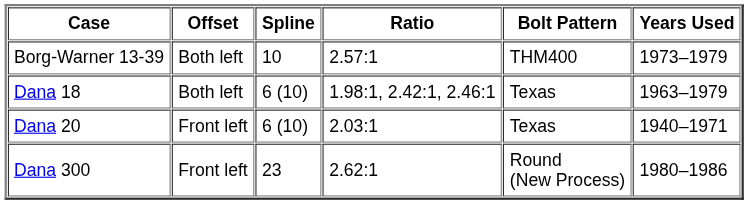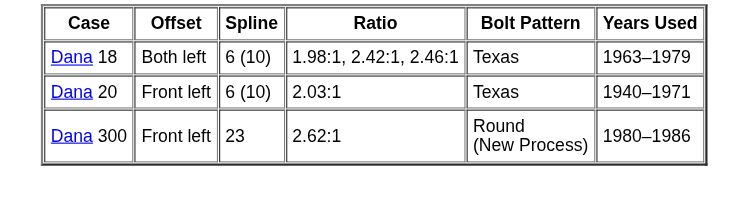- row: (89, 57)
